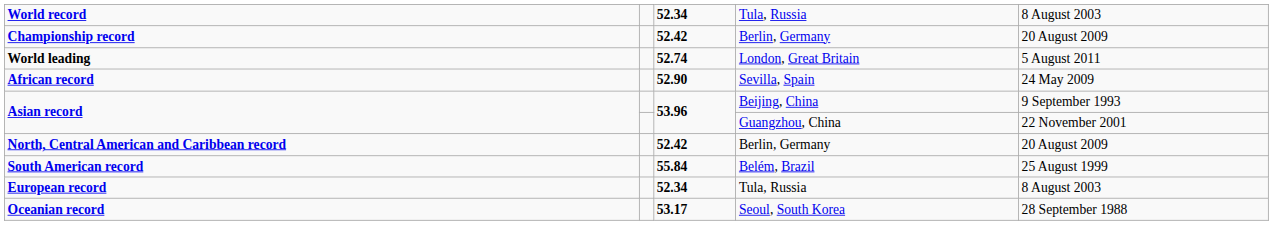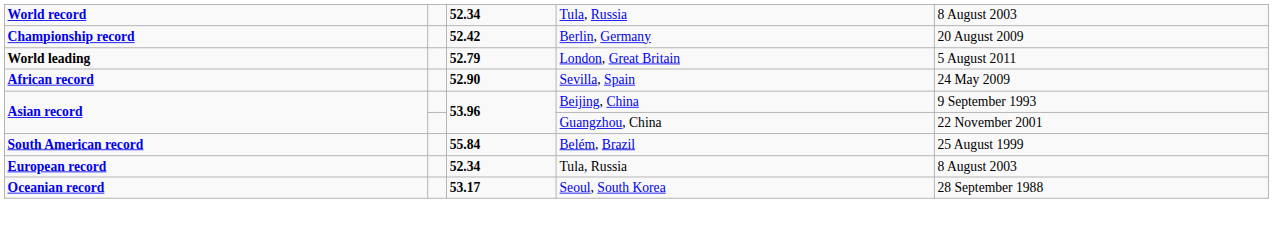(672, 58) 52.74 -> (465, 58) 52.79
- row: (147, 144)
